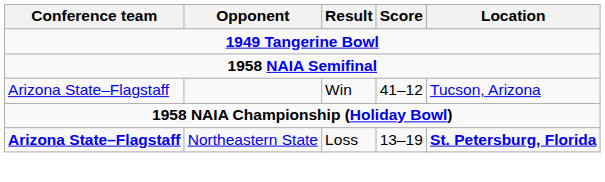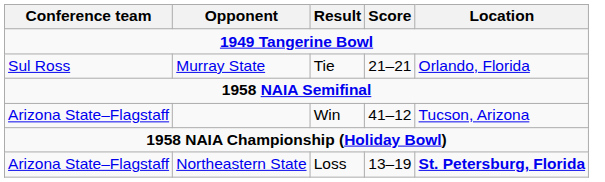+ row: (221, 66)
(94, 139) bold -> (89, 164) normal
